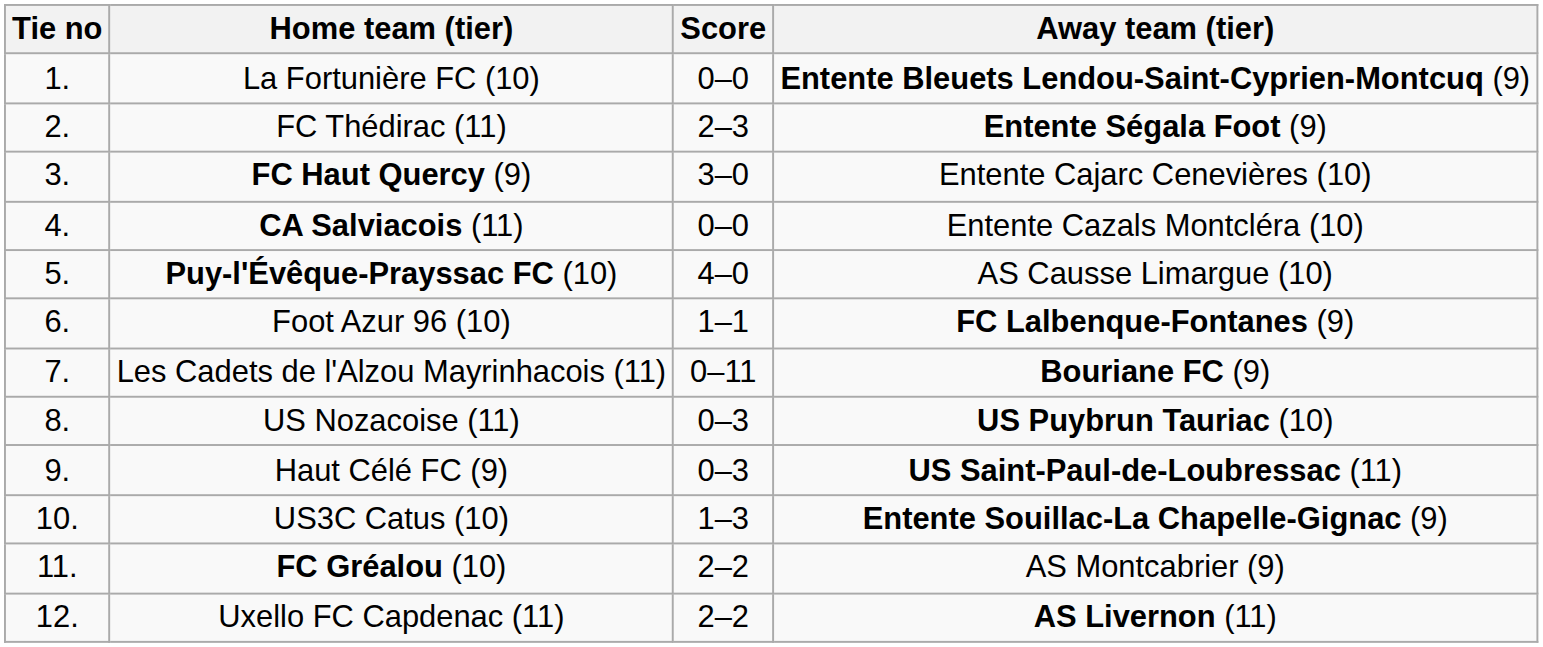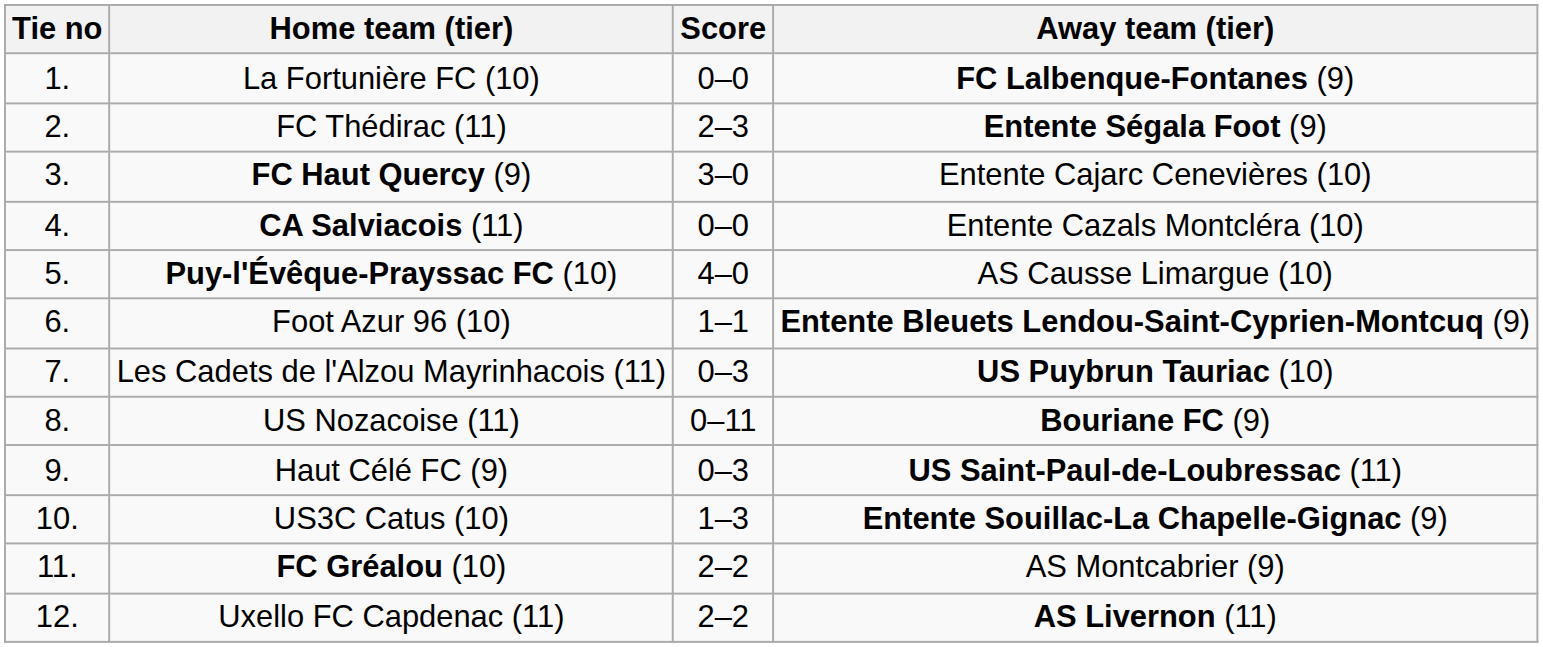(1155, 77) Entente Bleuets Lendou-Saint-Cyprien-Montcuq (9) -> (1155, 77) FC Lalbenque-Fontanes (9)
(1155, 322) FC Lalbenque-Fontanes (9) -> (1155, 322) Entente Bleuets Lendou-Saint-Cyprien-Montcuq (9)
(723, 371) 0–11 -> (723, 371) 0–3
(1155, 371) Bouriane FC (9) -> (1155, 371) US Puybrun Tauriac (10)
(723, 420) 0–3 -> (723, 420) 0–11
(1155, 420) US Puybrun Tauriac (10) -> (1155, 420) Bouriane FC (9)
